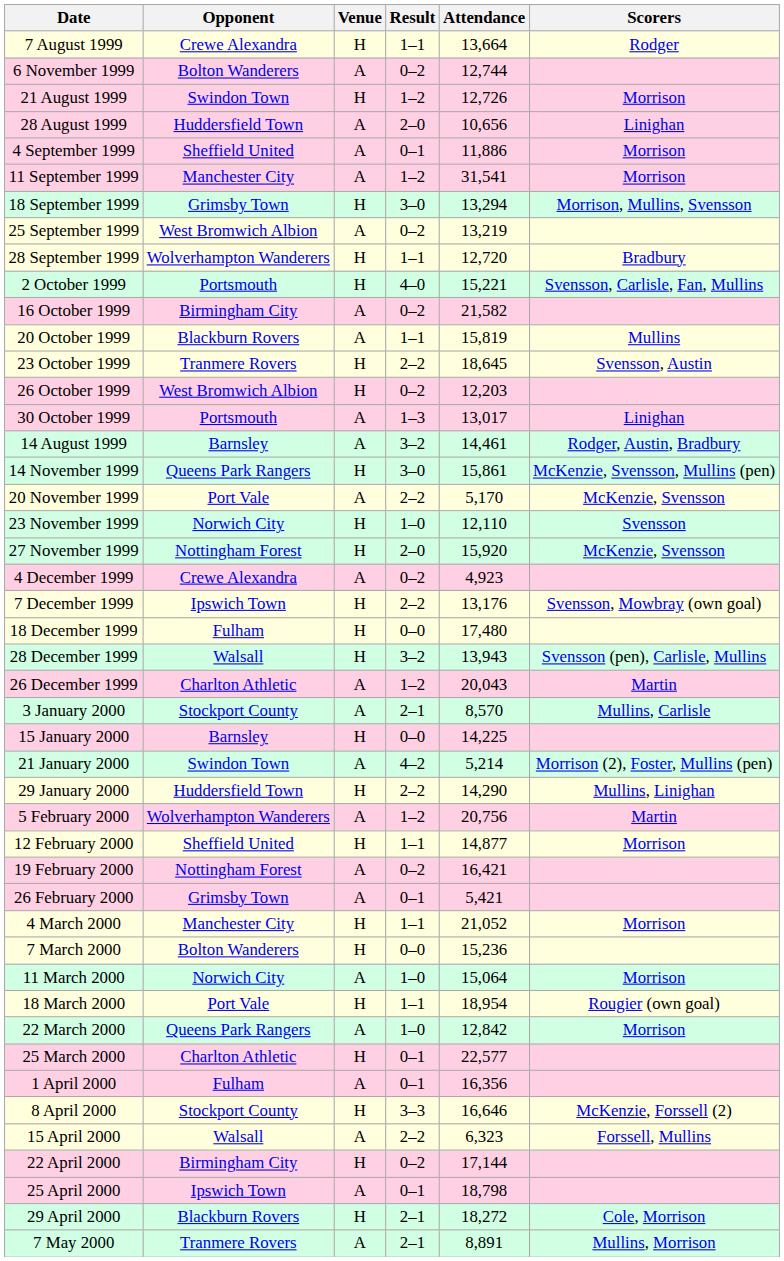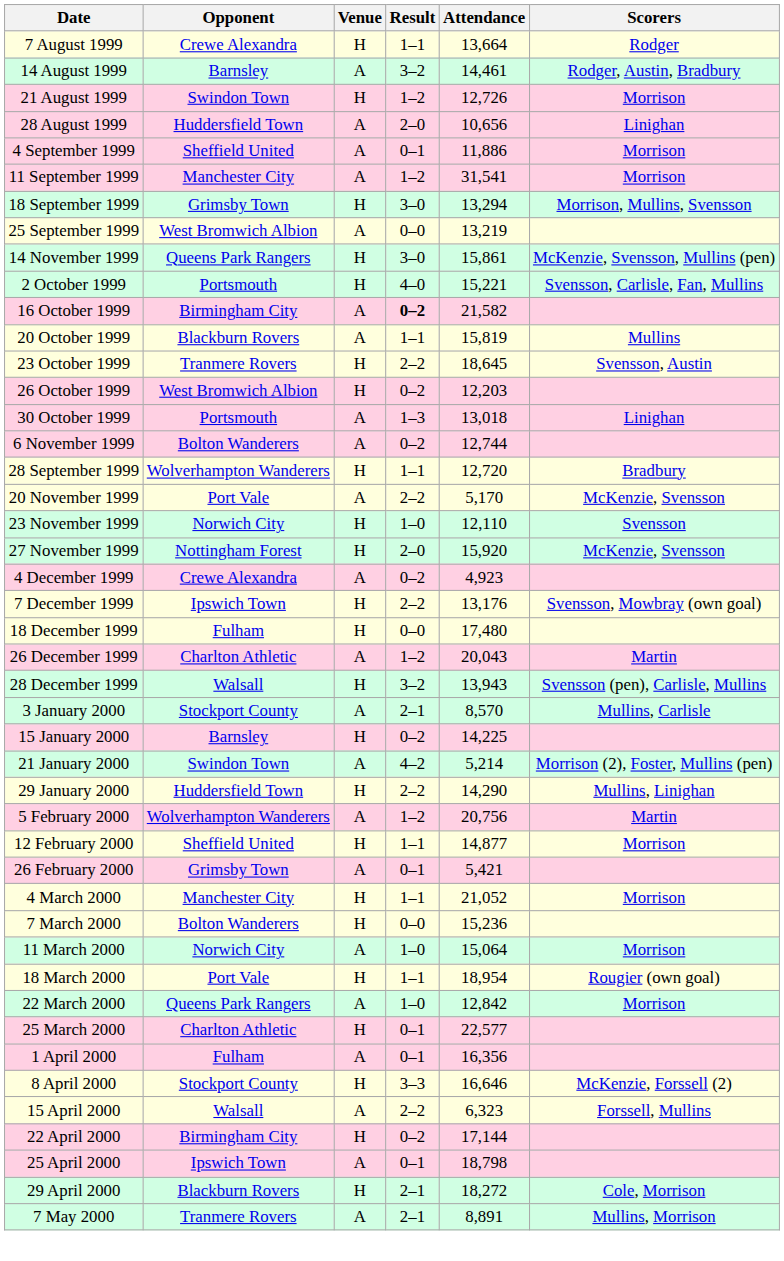rows swapped: (74, 444) <-> (74, 71)
(412, 230) 0–2 -> (412, 230) 0–0
rows swapped: (74, 257) <-> (74, 470)
(412, 310) normal -> (412, 310) bold
(484, 417) 13,017 -> (484, 417) 13,018
rows swapped: (74, 683) <-> (74, 657)
(412, 737) 0–0 -> (412, 737) 0–2
- row: (74, 870)
